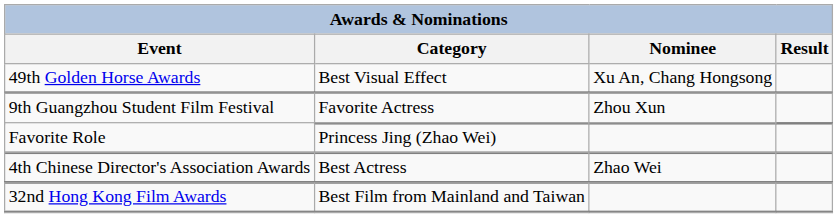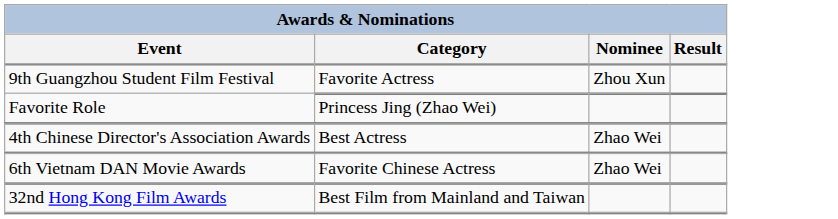- row: (105, 77)
+ row: (127, 168)
